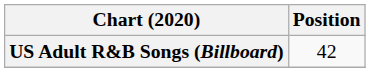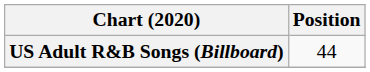(327, 51) 42 -> (327, 51) 44
